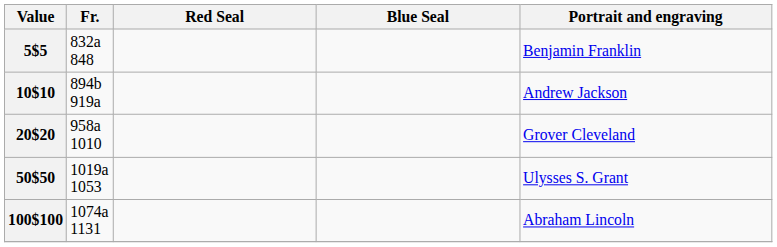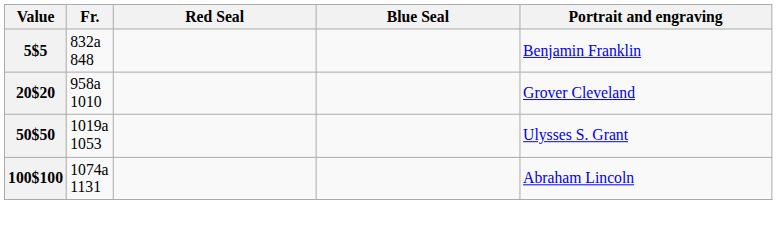- row: (36, 93)
